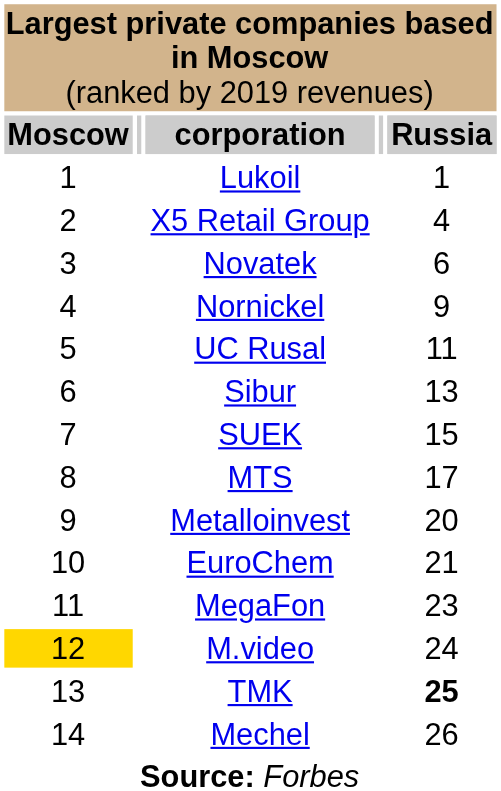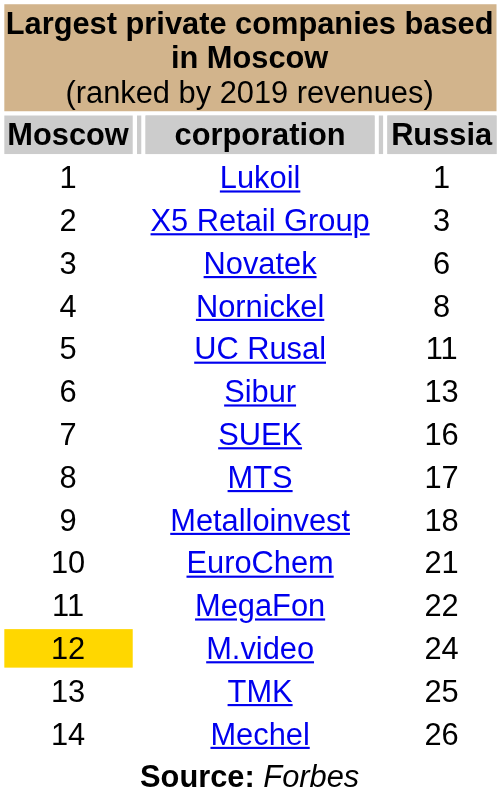(442, 221) 4 -> (442, 221) 3
(442, 307) 9 -> (442, 307) 8
(442, 435) 15 -> (442, 435) 16
(442, 521) 20 -> (442, 521) 18
(442, 606) 23 -> (442, 606) 22
(442, 692) bold -> (442, 692) normal
